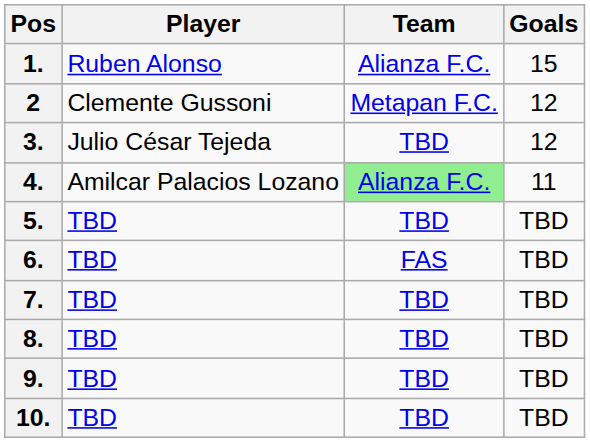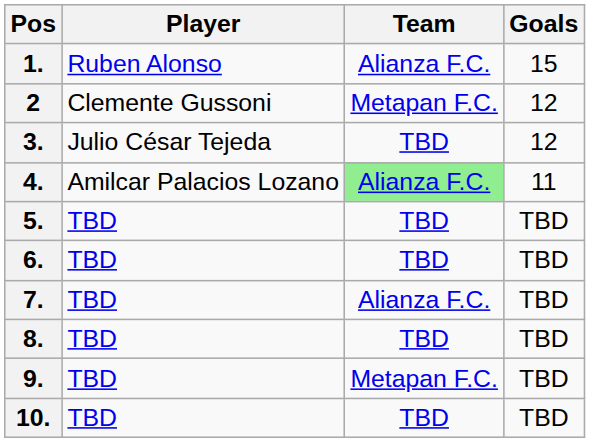(424, 260) FAS -> (424, 260) TBD
(424, 299) TBD -> (424, 299) Alianza F.C.
(424, 378) TBD -> (424, 378) Metapan F.C.
